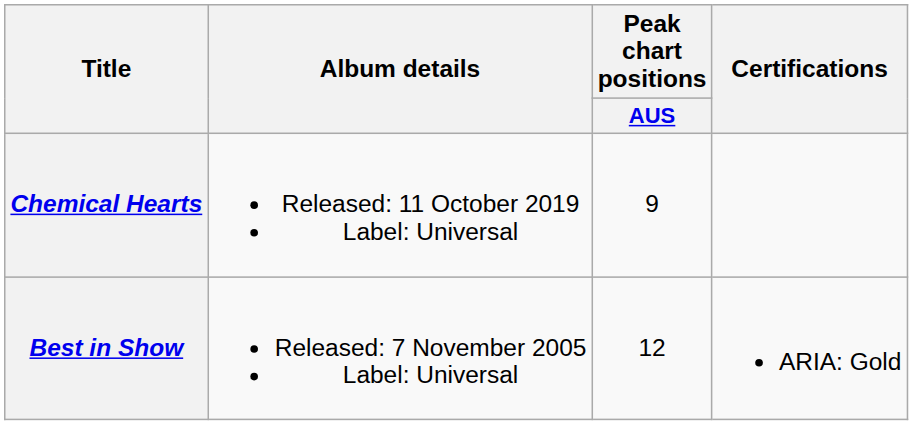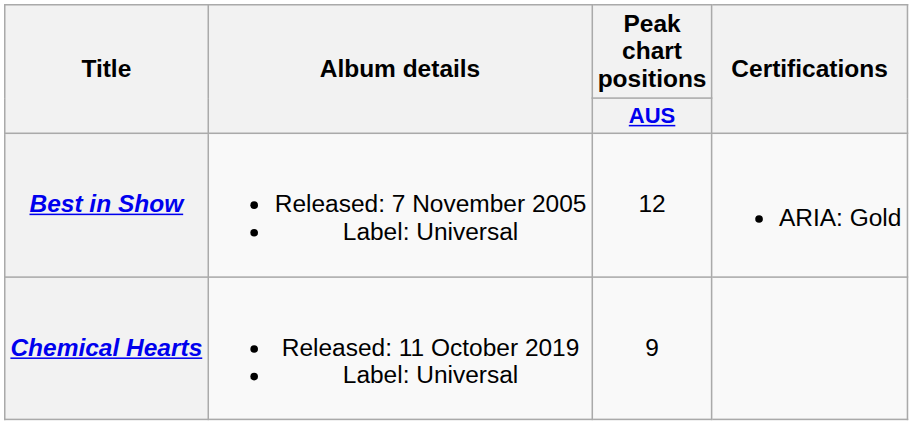rows swapped: (106, 347) <-> (106, 204)
